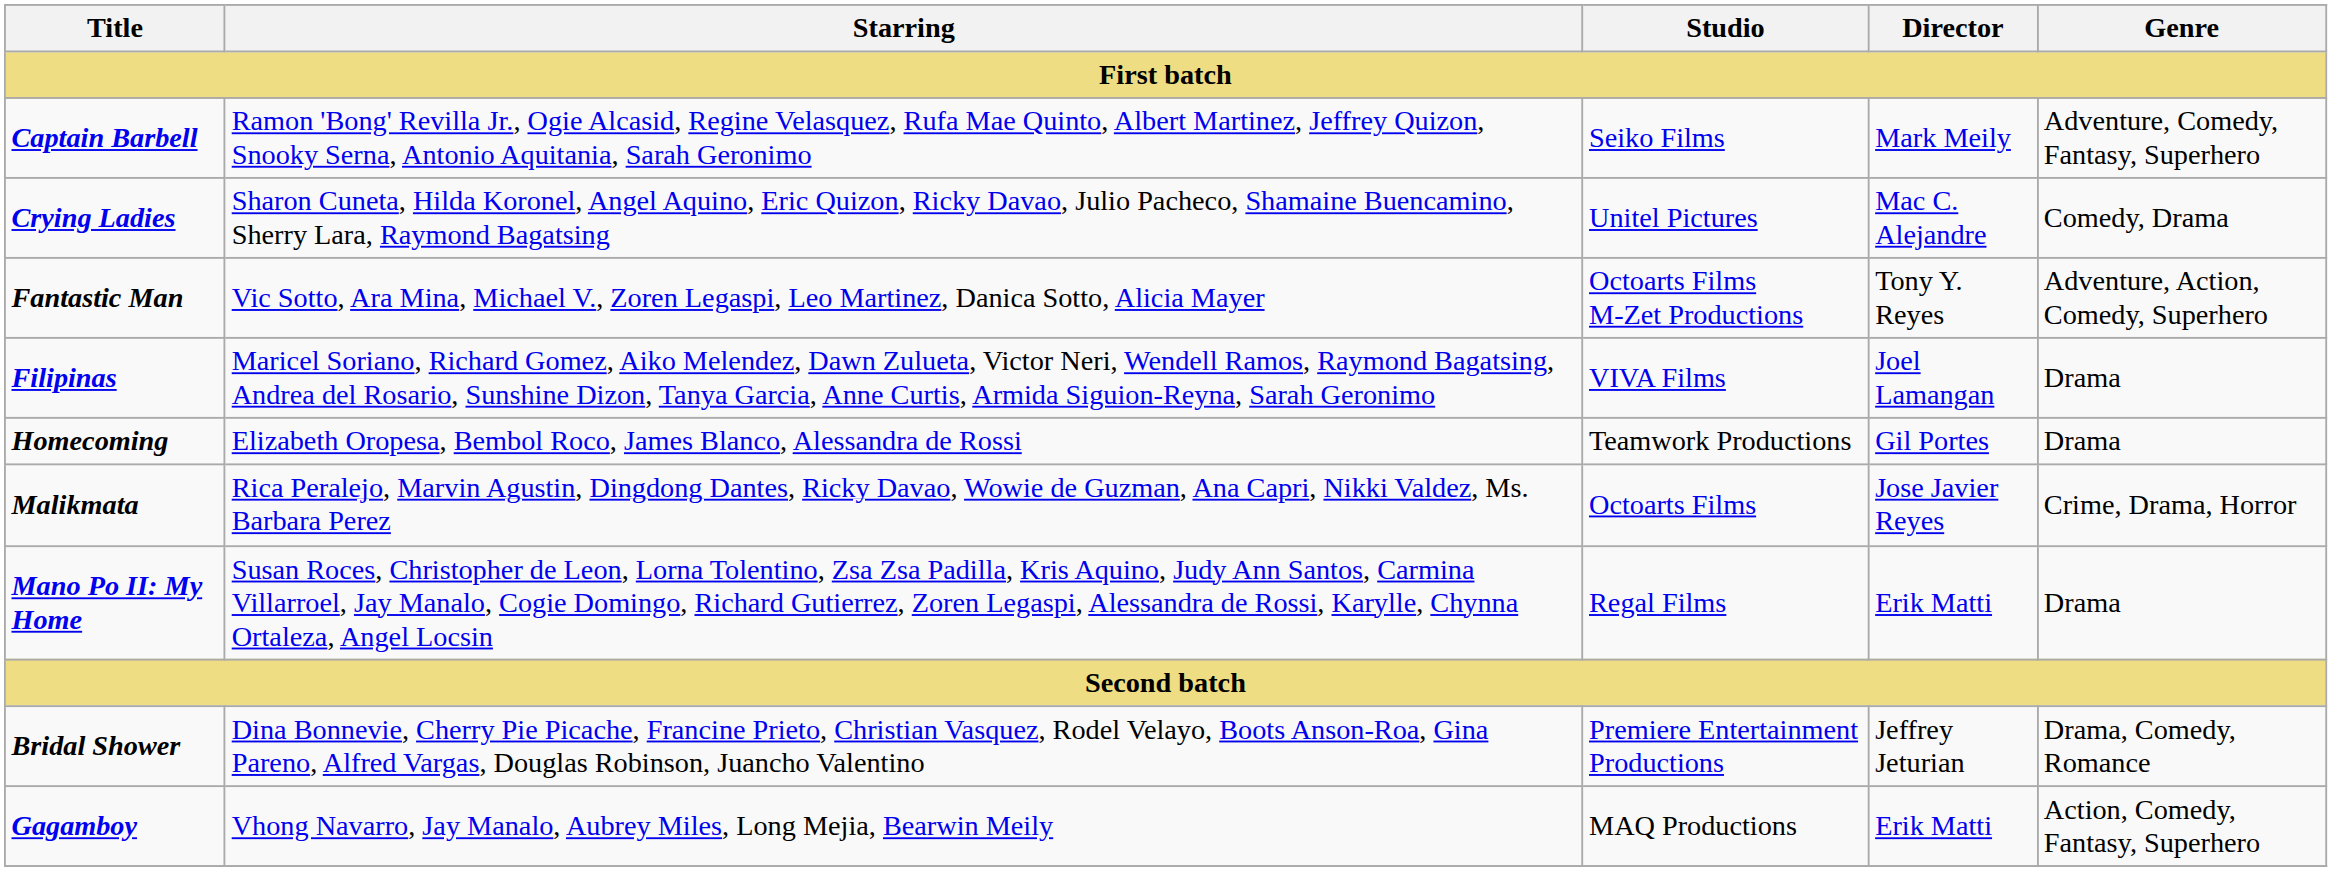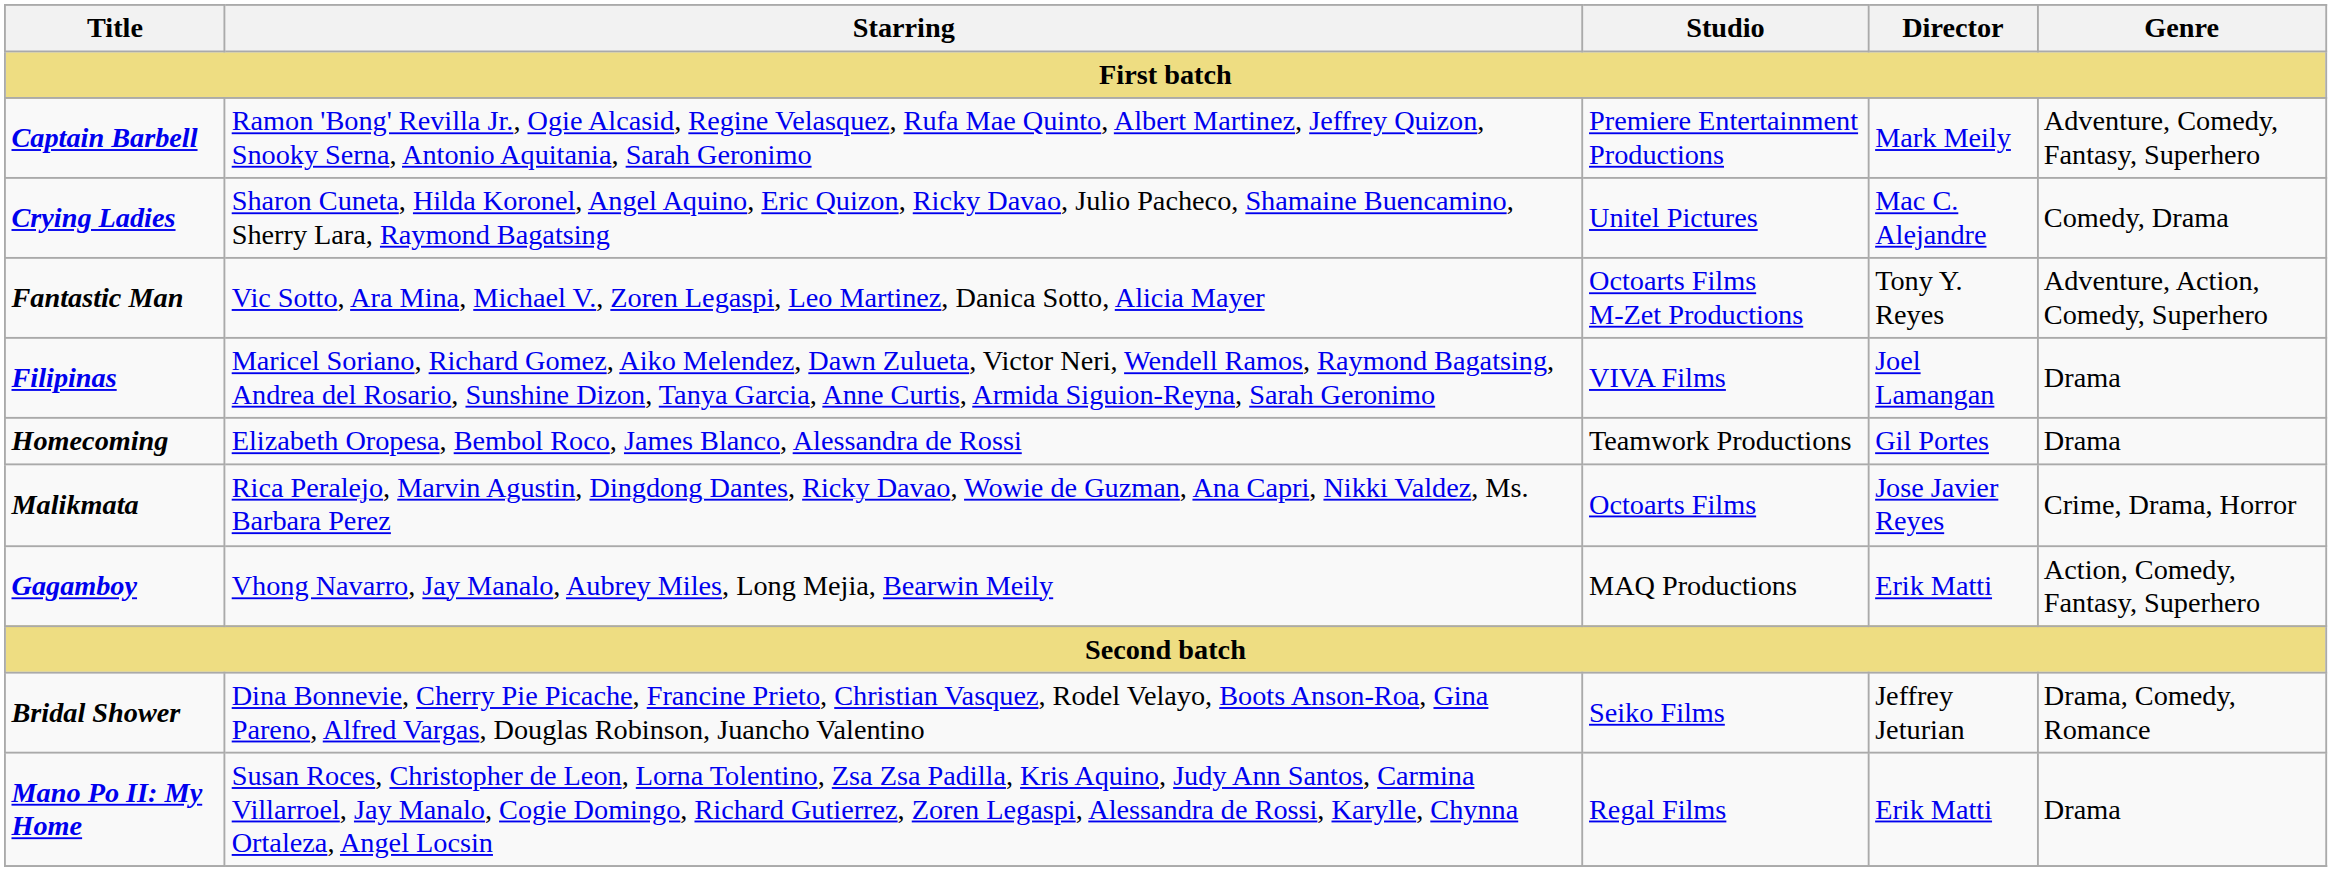(1657, 137) Seiko Films -> (1724, 137) Premiere Entertainment Productions
rows swapped: (107, 601) <-> (74, 825)
(1724, 745) Premiere Entertainment Productions -> (1657, 711) Seiko Films
